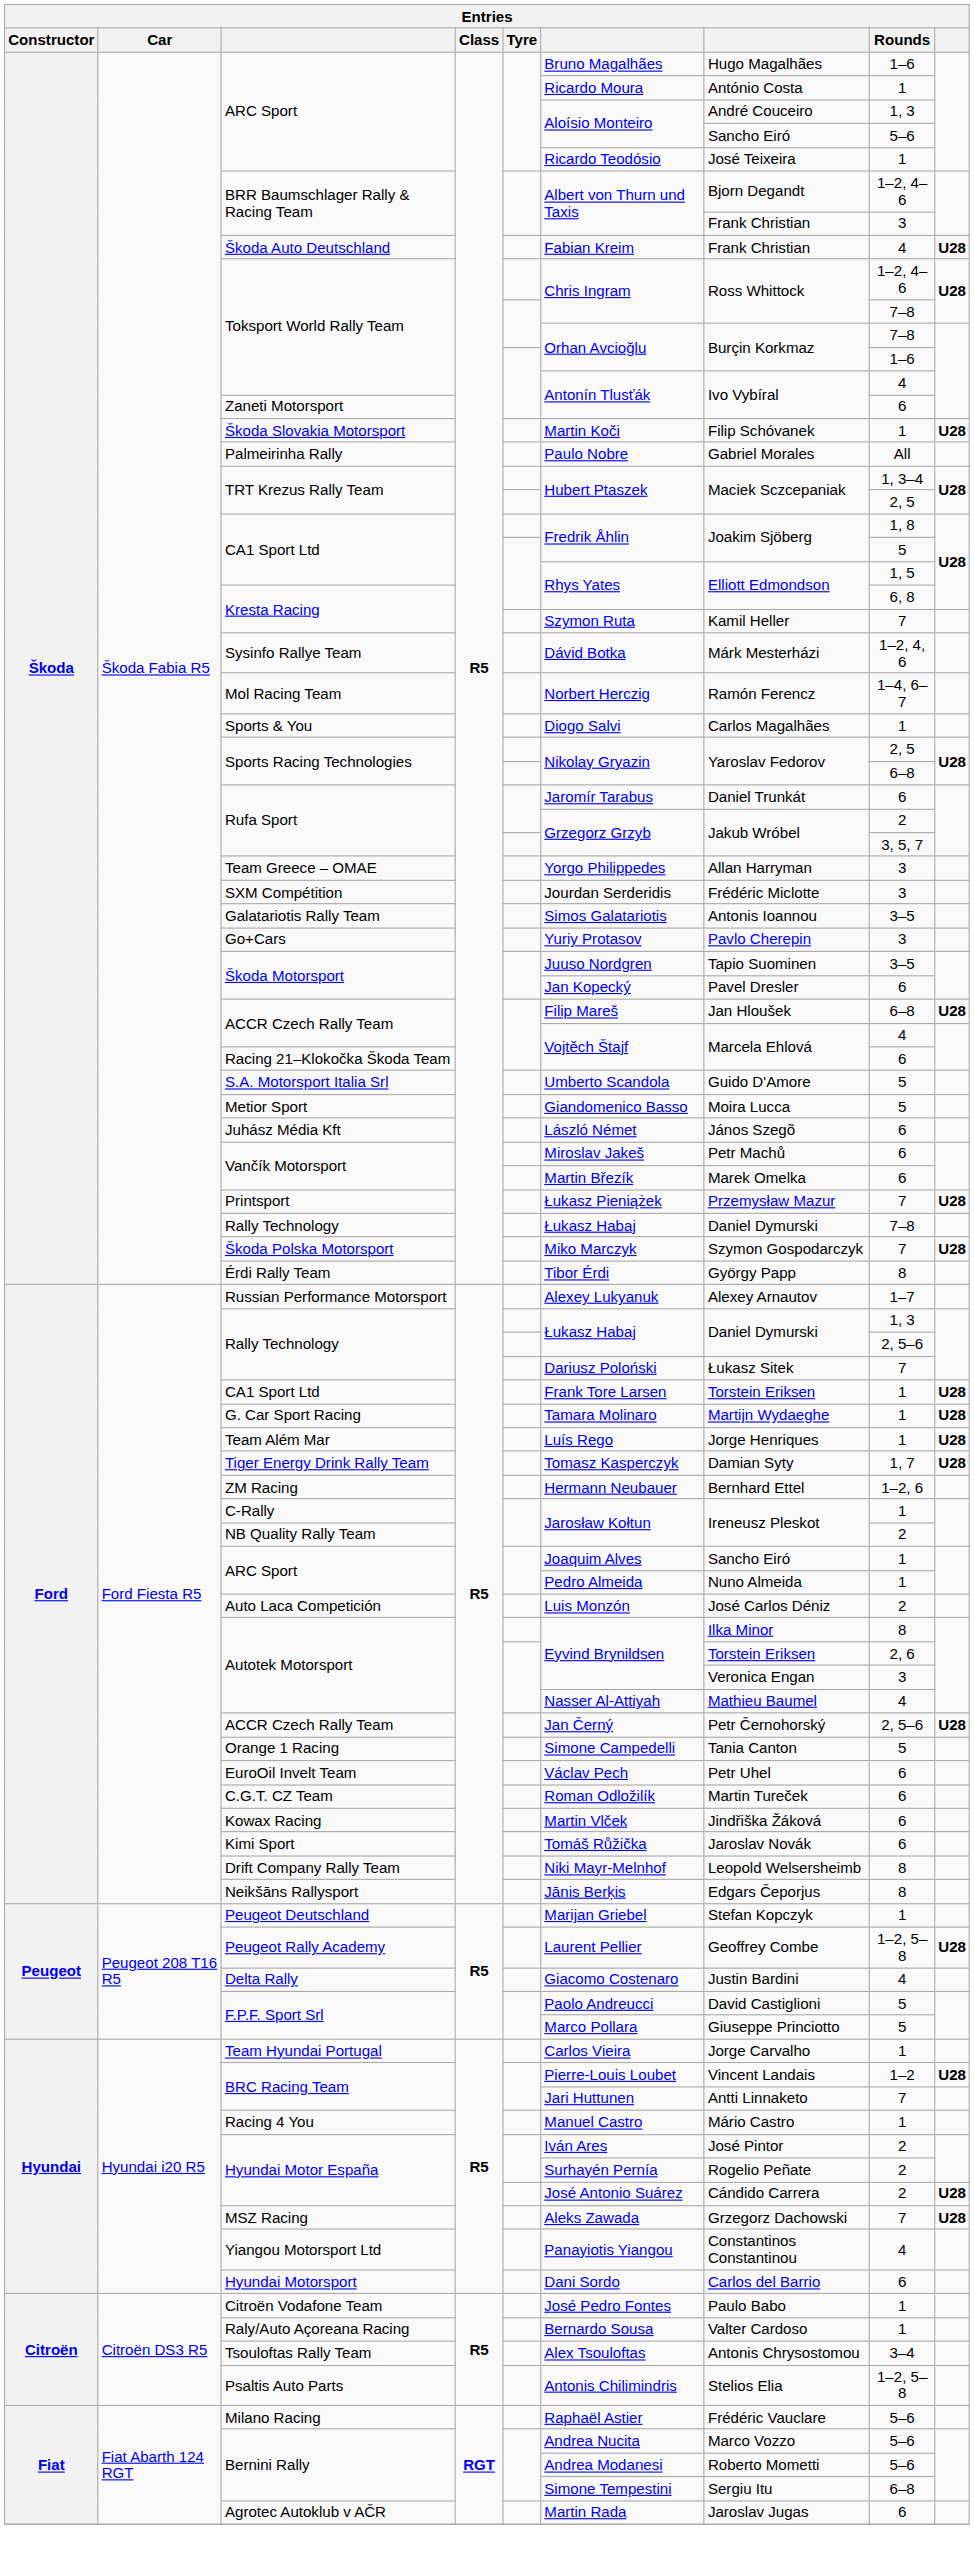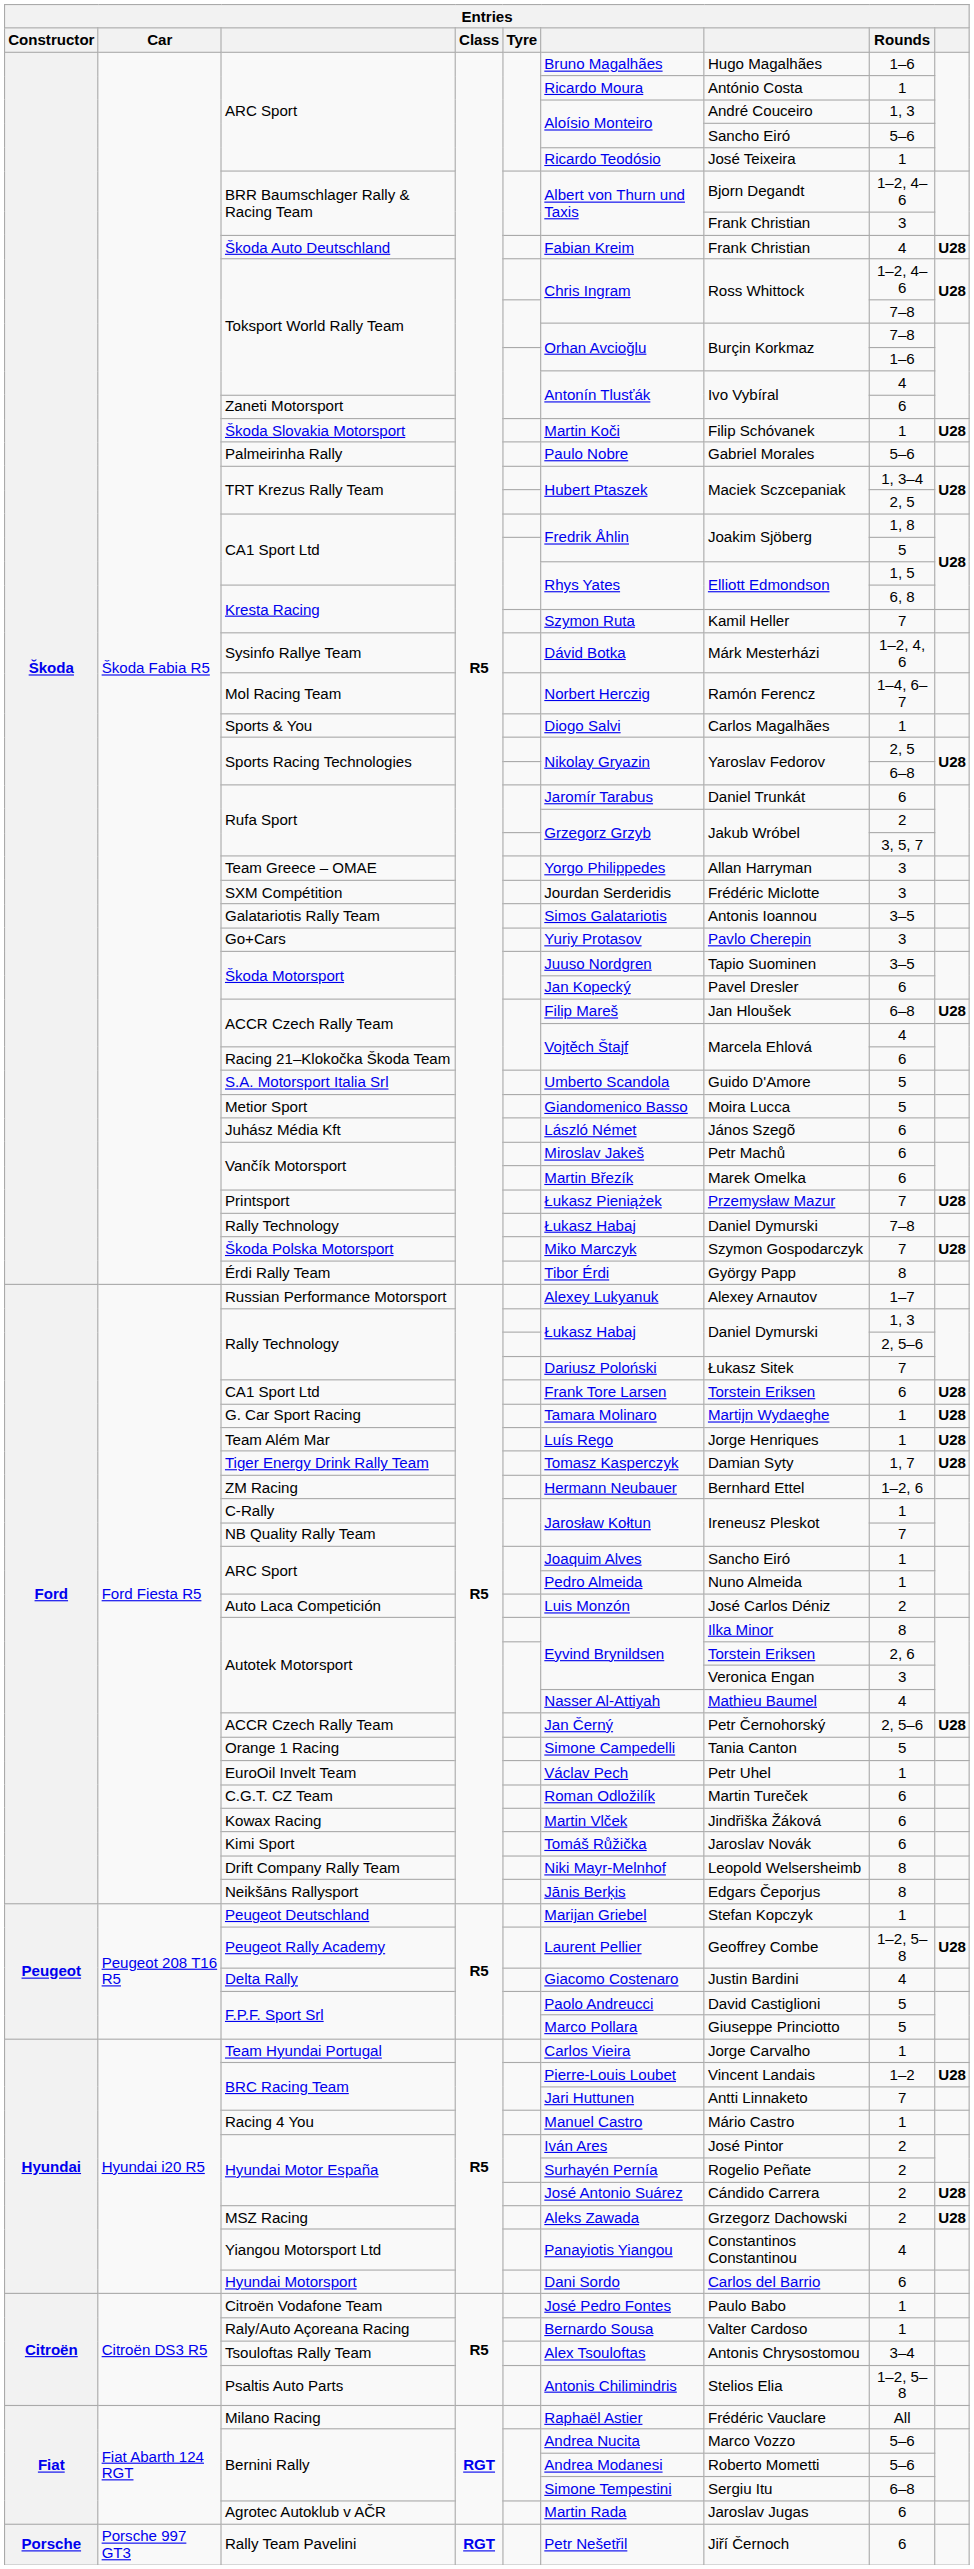(902, 454) All -> (902, 454) 5–6
(902, 1391) 1 -> (902, 1391) 6
(902, 1534) 2 -> (902, 1534) 7
(902, 1772) 6 -> (902, 1772) 1
(902, 2217) 7 -> (902, 2217) 2
(902, 2417) 5–6 -> (902, 2417) All
+ row: (51, 2544)
